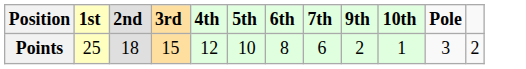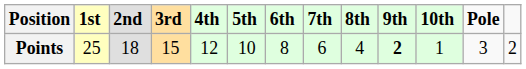+ column: (360, 18)
(360, 48) normal -> (397, 48) bold
